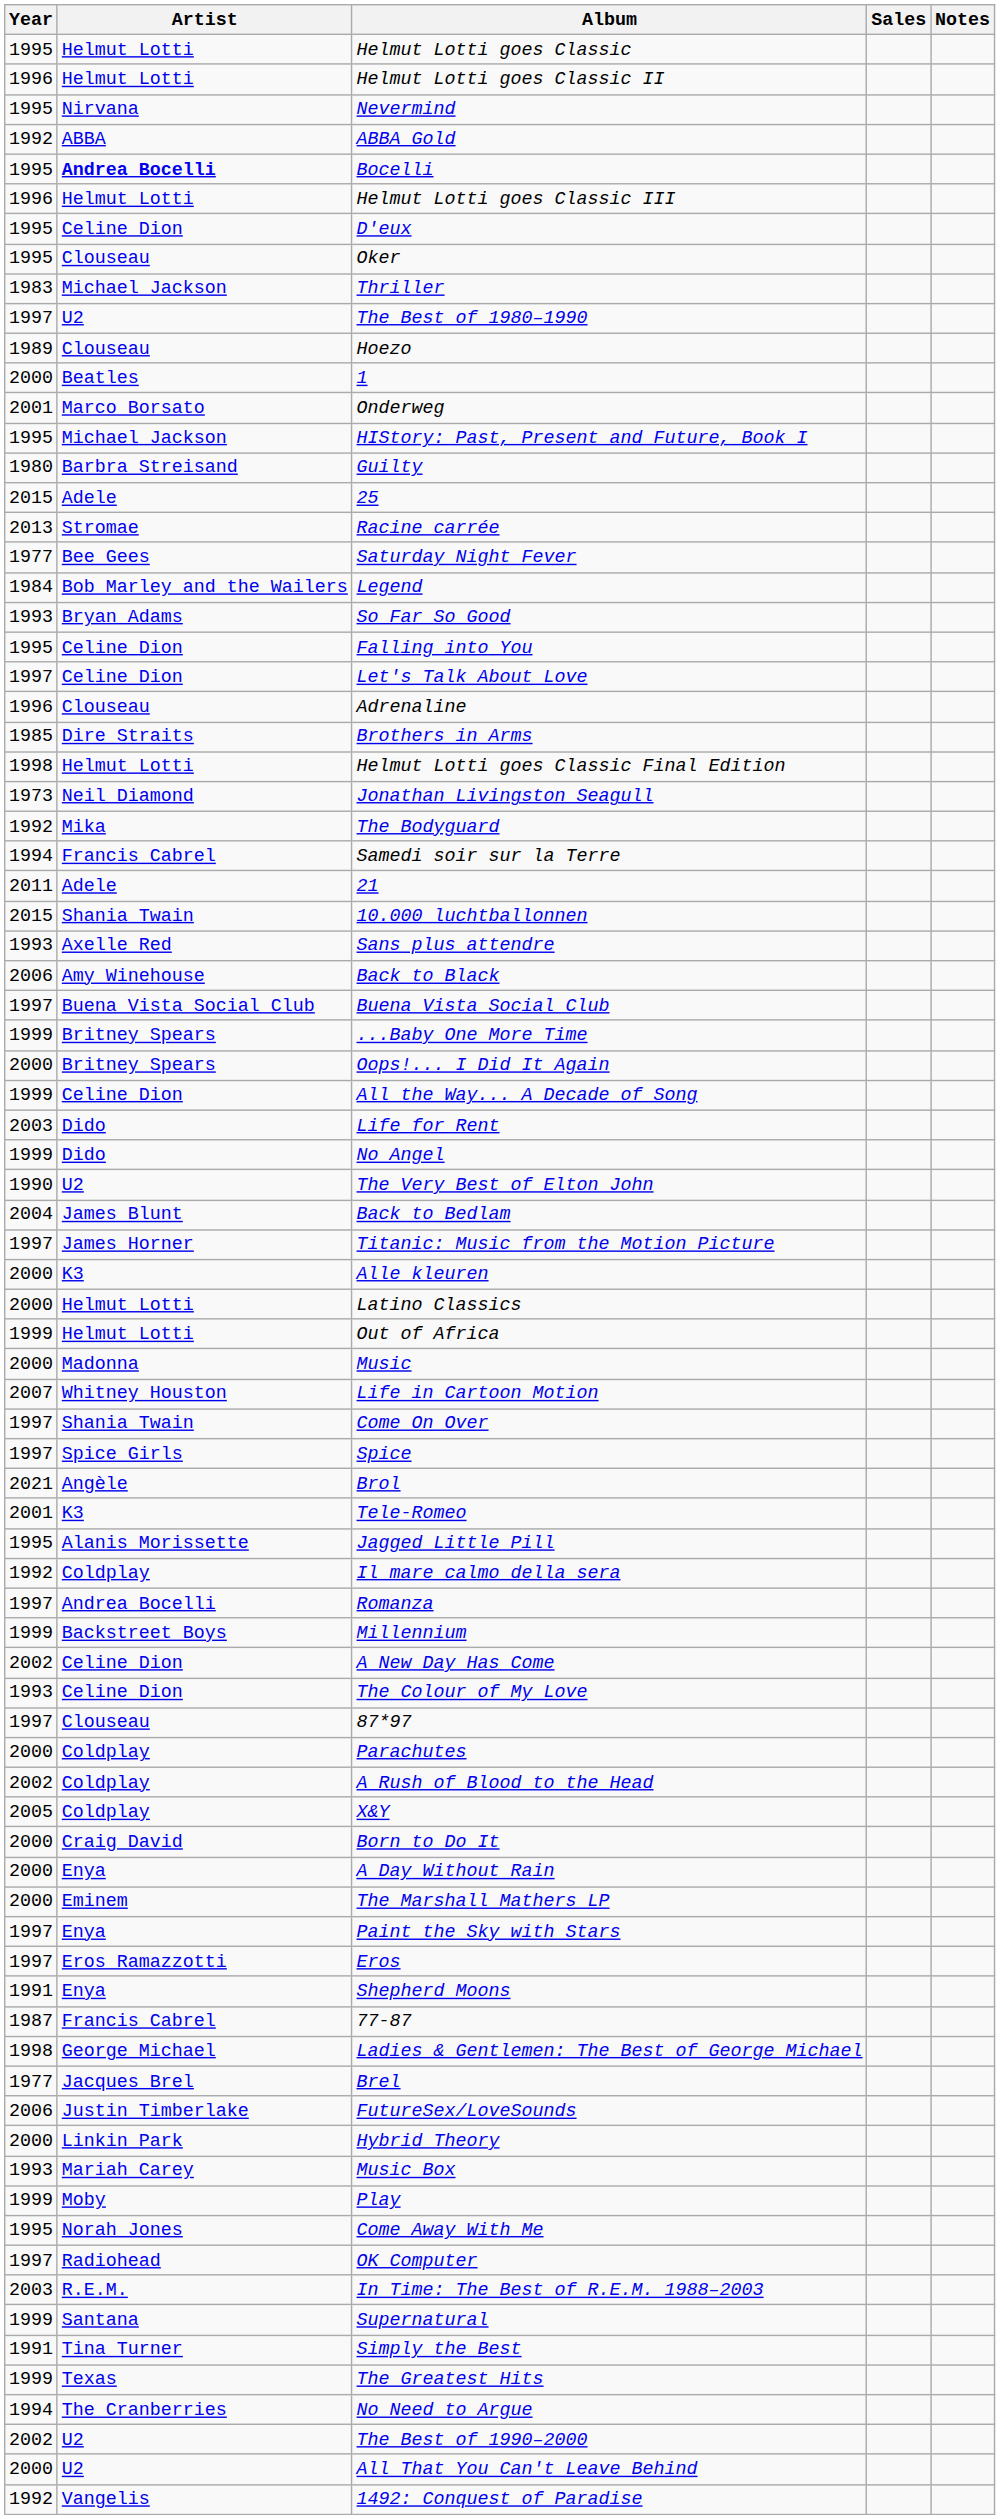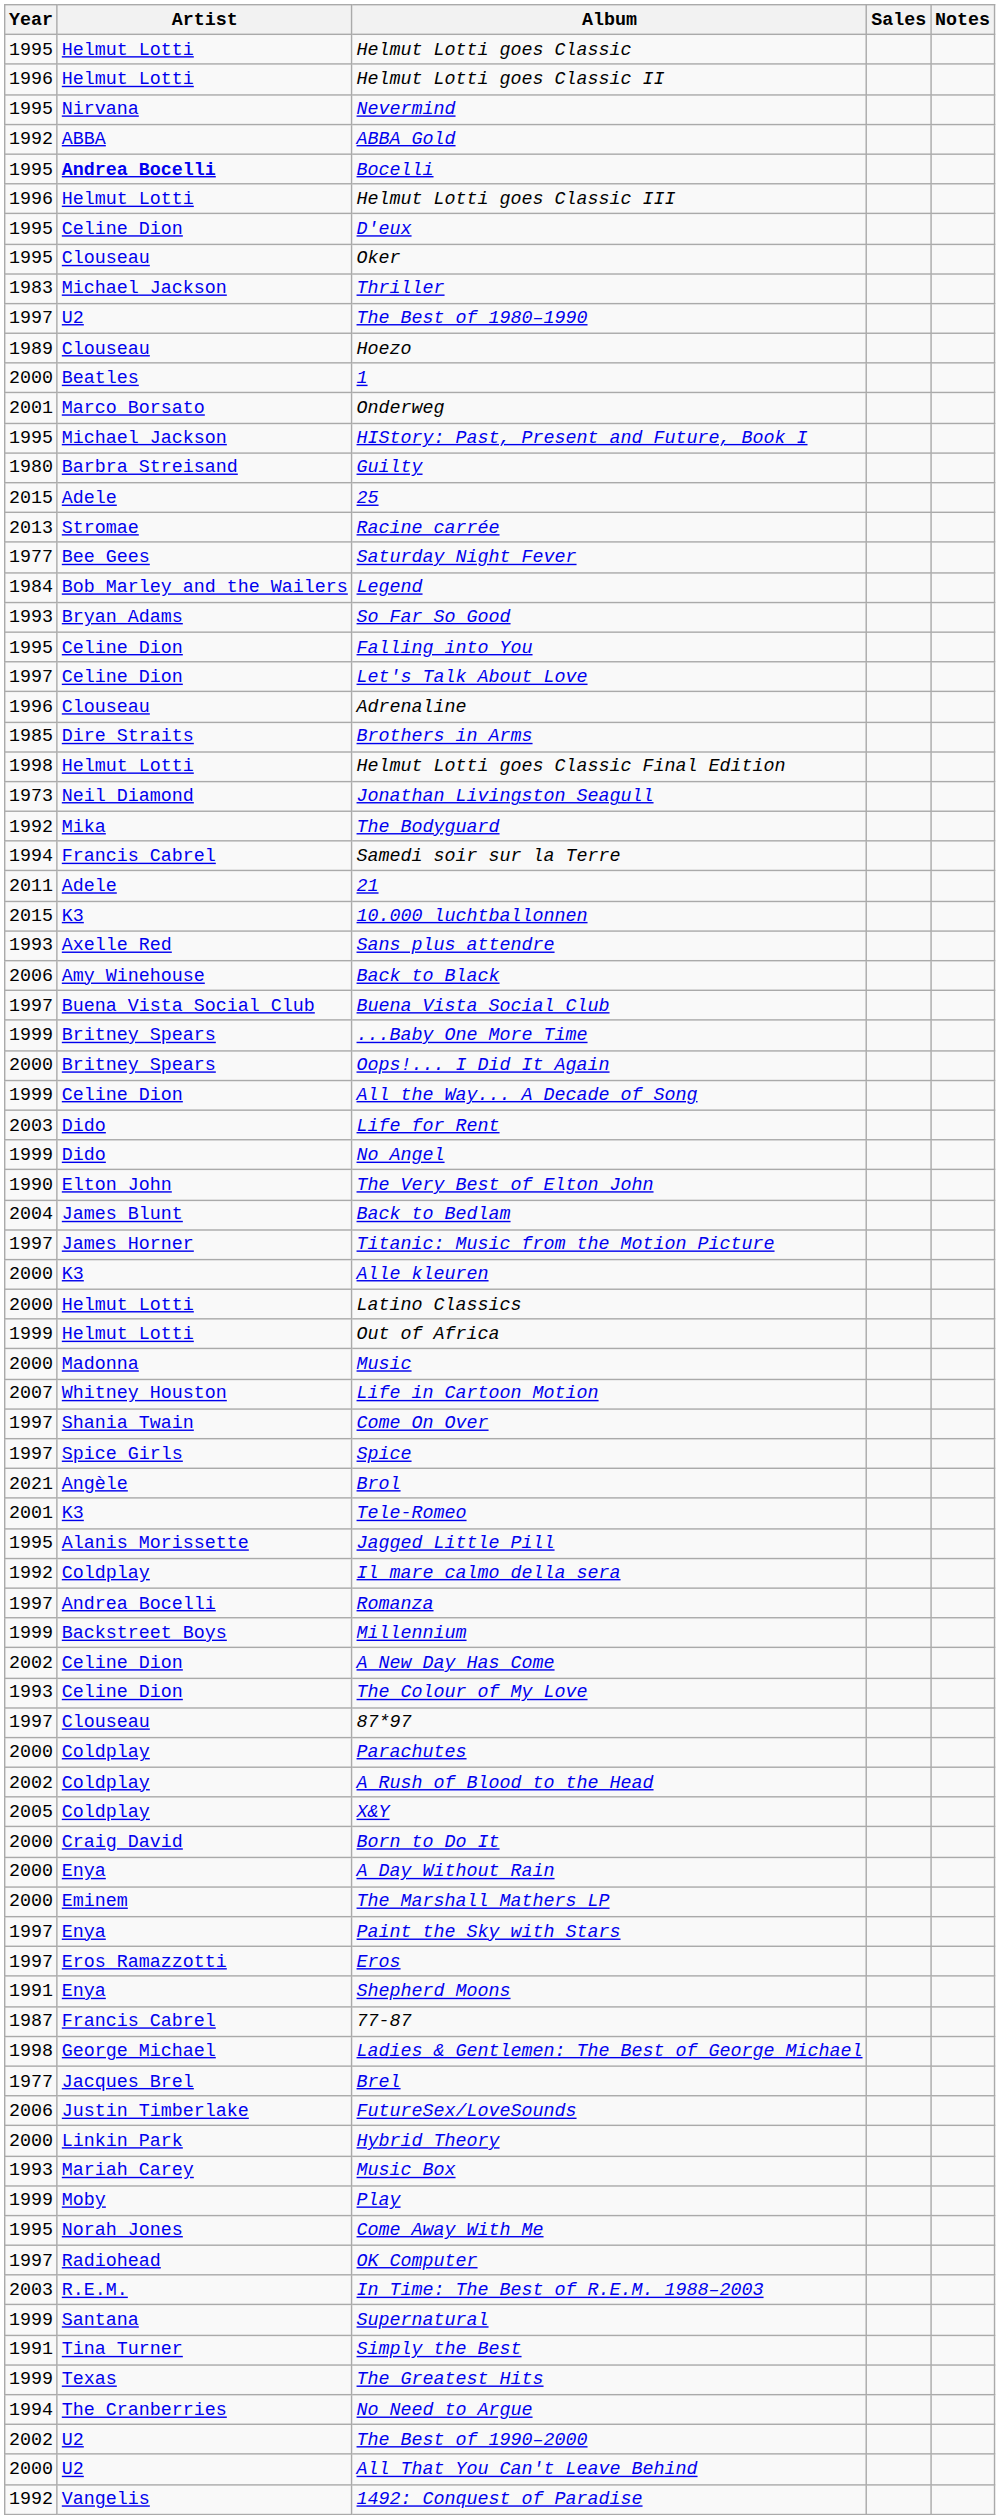(128, 916) Shania Twain -> (73, 916) K3
(73, 1185) U2 -> (117, 1185) Elton John
